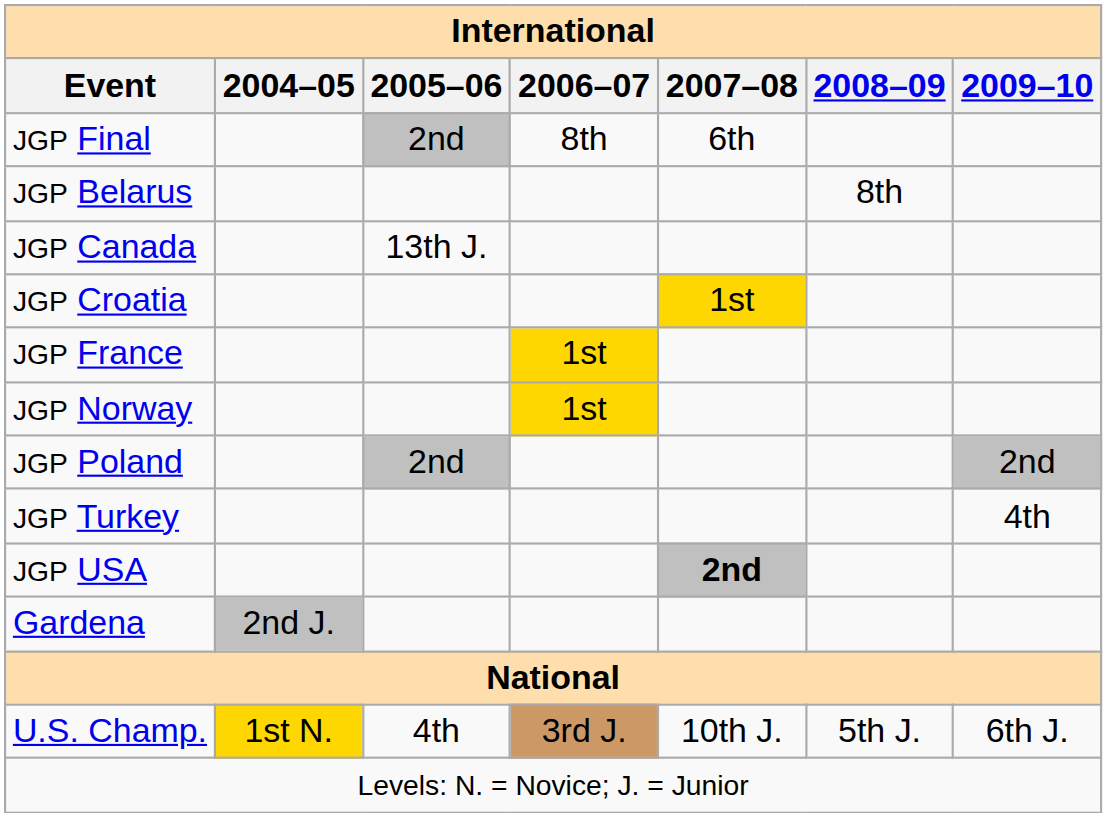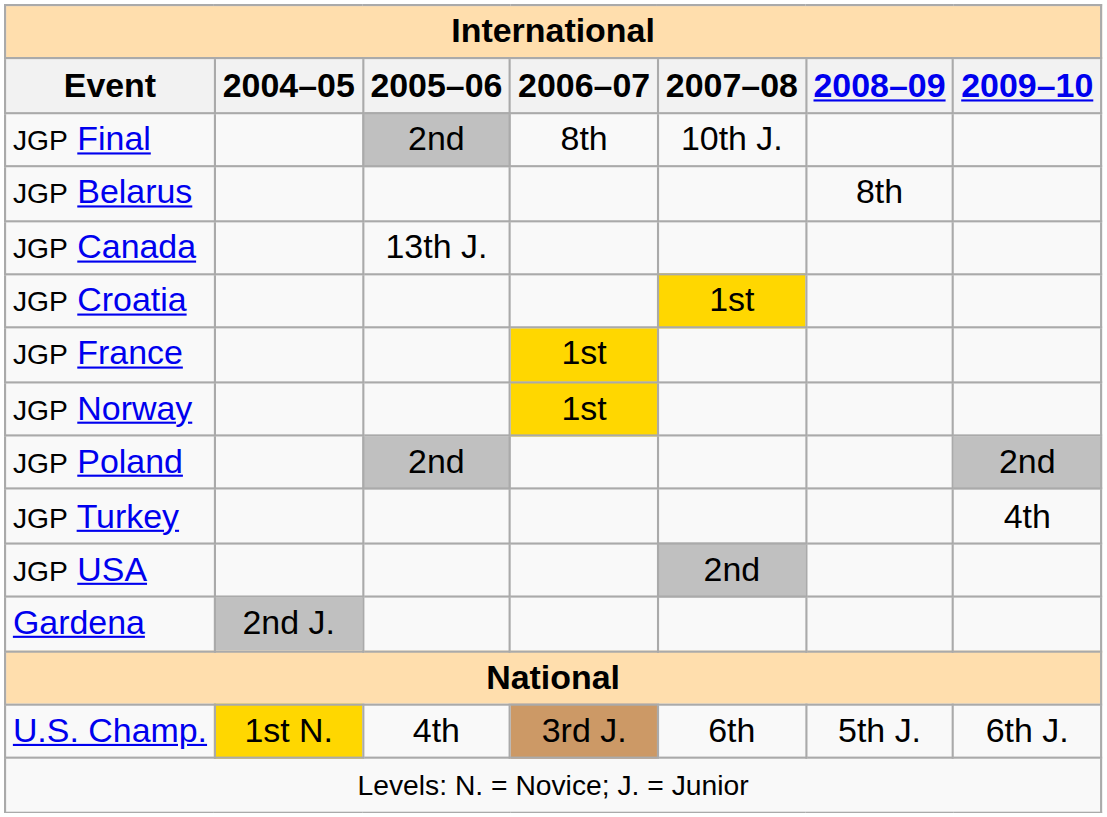(732, 138) 6th -> (732, 138) 10th J.
(732, 569) bold -> (732, 569) normal
(732, 730) 10th J. -> (732, 730) 6th
